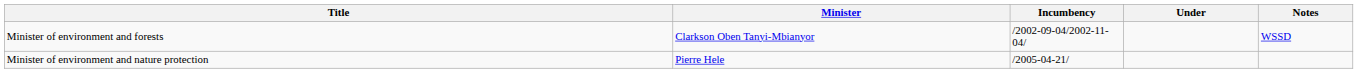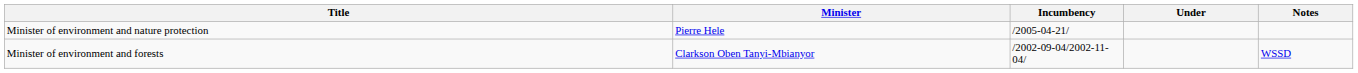rows swapped: (85, 36) <-> (108, 59)
